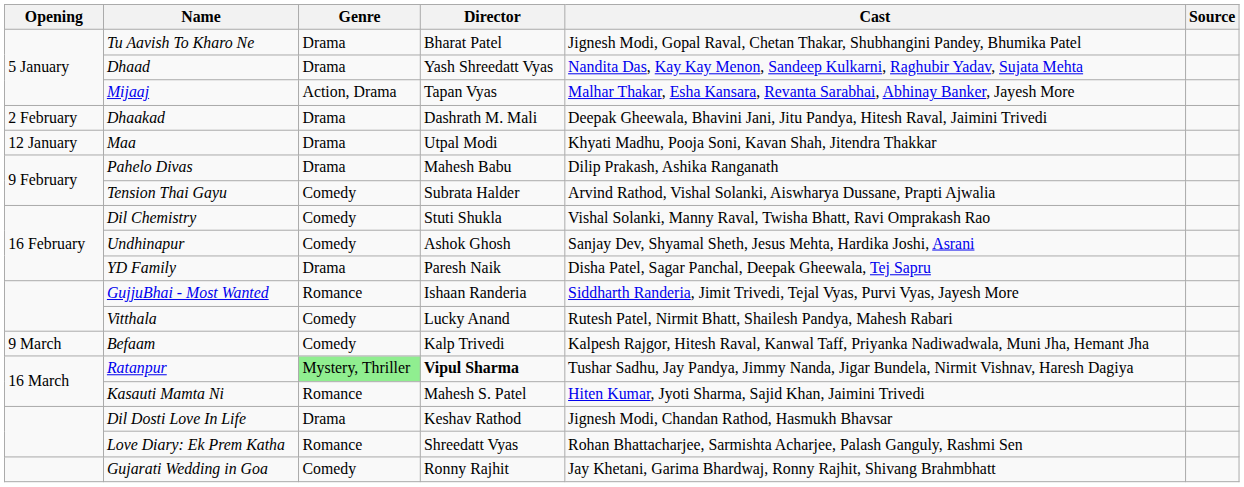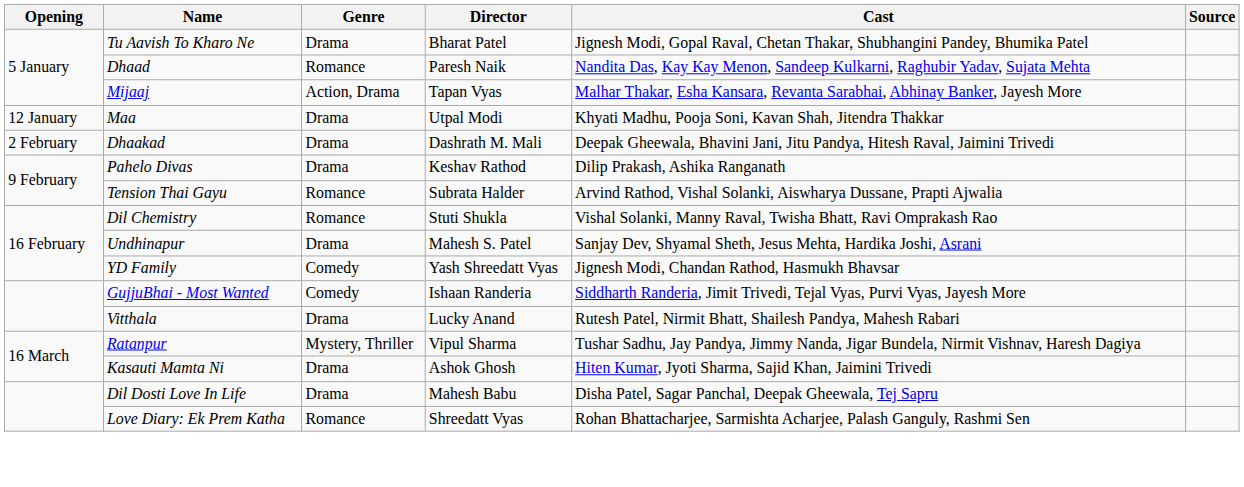(324, 67) Drama -> (335, 67) Romance
(489, 67) Yash Shreedatt Vyas -> (467, 67) Paresh Naik
rows swapped: (121, 142) <-> (136, 117)
(468, 167) Mahesh Babu -> (477, 167) Keshav Rathod
(329, 192) Comedy -> (335, 192) Romance
(329, 218) Comedy -> (335, 218) Romance
(329, 243) Comedy -> (327, 243) Drama
(467, 243) Ashok Ghosh -> (480, 243) Mahesh S. Patel
(324, 268) Drama -> (332, 268) Comedy
(462, 268) Paresh Naik -> (493, 268) Yash Shreedatt Vyas
(749, 268) Disha Patel, Sagar Panchal, Deepak Gheewala, Tej Sapru -> (737, 268) Jignesh Modi, Chandan Rathod, Hasmukh Bhavsar
(332, 293) Romance -> (332, 293) Comedy
(329, 318) Comedy -> (327, 318) Drama
- row: (131, 343)
(356, 368) lightgreen background -> (359, 343) no background
(471, 368) bold -> (473, 343) normal
(332, 393) Romance -> (327, 368) Drama
(475, 393) Mahesh S. Patel -> (472, 368) Ashok Ghosh
(473, 419) Keshav Rathod -> (473, 393) Mahesh Babu
(730, 419) Jignesh Modi, Chandan Rathod, Hasmukh Bhavsar -> (757, 393) Disha Patel, Sagar Panchal, Deepak Gheewala, Tej Sapru
- row: (187, 469)
